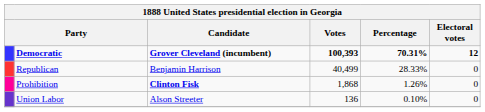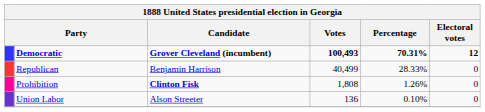(343, 53) 100,393 -> (343, 53) 100,493
(348, 84) 1,868 -> (348, 84) 1,808
